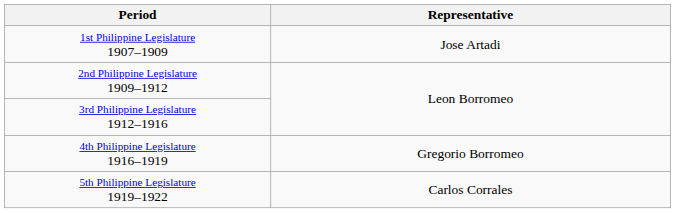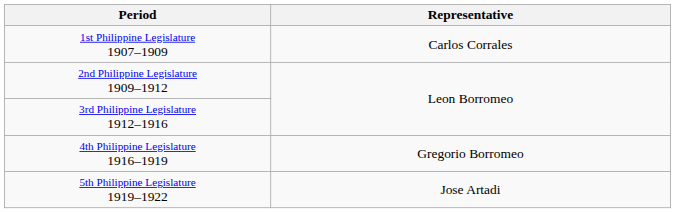(470, 44) Jose Artadi -> (470, 44) Carlos Corrales
(470, 189) Carlos Corrales -> (470, 189) Jose Artadi
